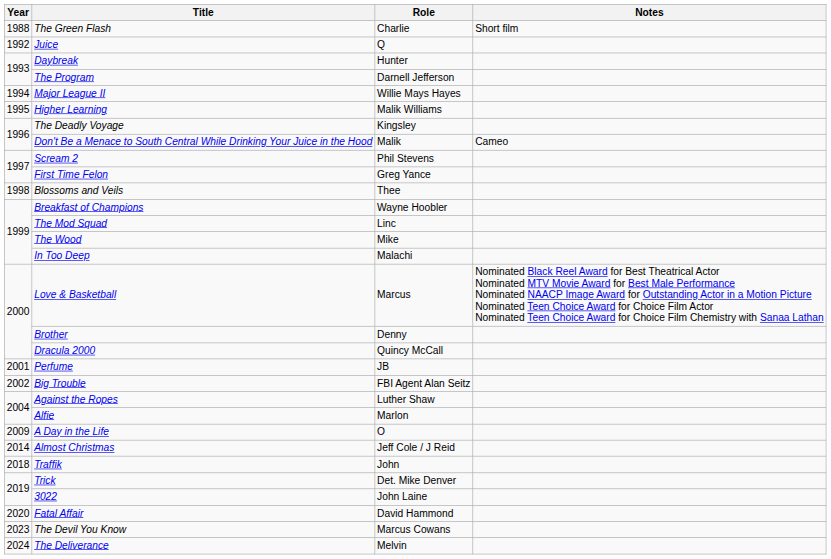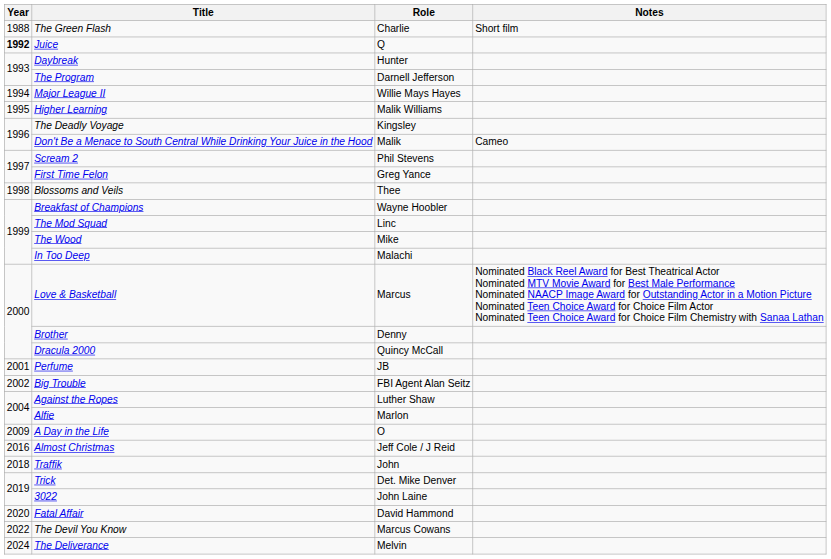(18, 45) normal -> (18, 45) bold
(18, 448) 2014 -> (18, 448) 2016
(18, 529) 2023 -> (18, 529) 2022
